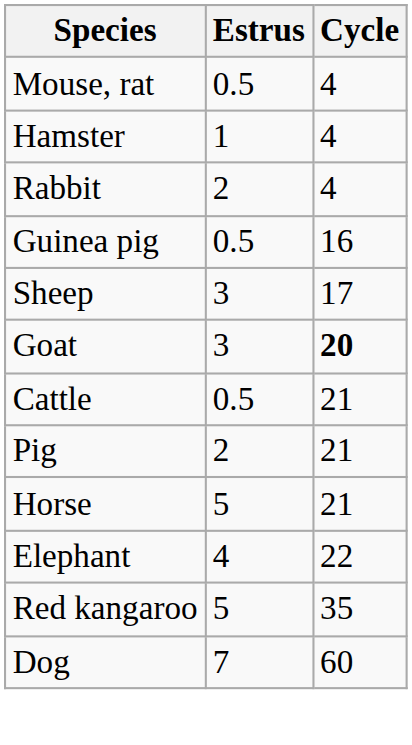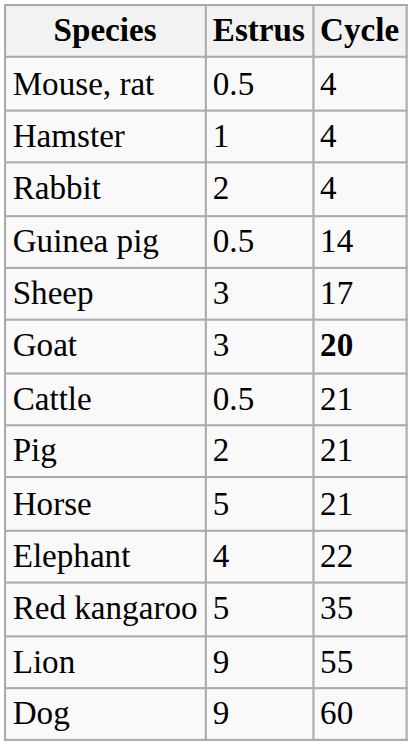(337, 240) 16 -> (337, 240) 14
+ row: (44, 661)
(221, 661) 7 -> (221, 713) 9
